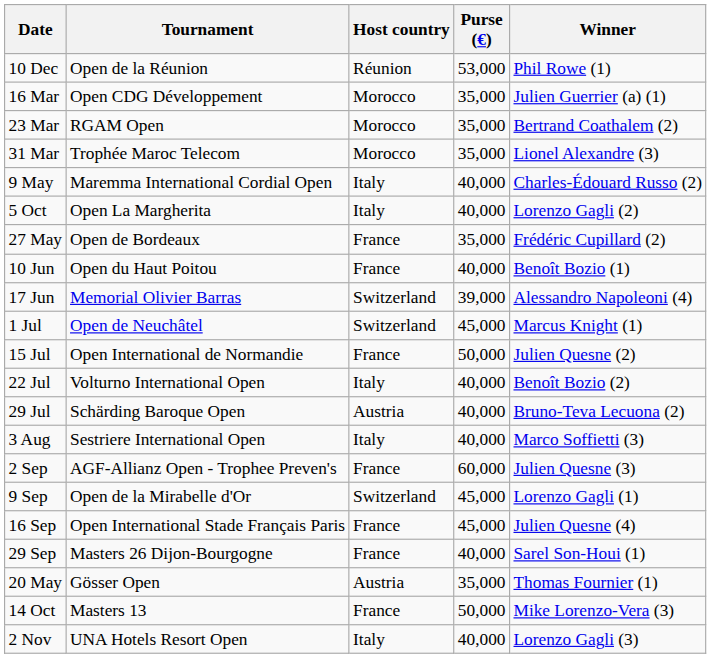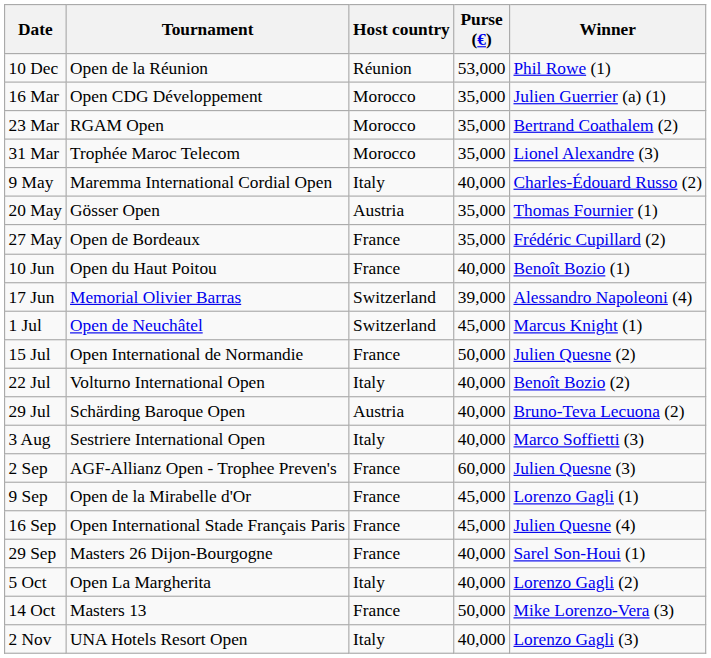rows swapped: (35, 582) <-> (28, 210)
(394, 496) Switzerland -> (377, 496) France
